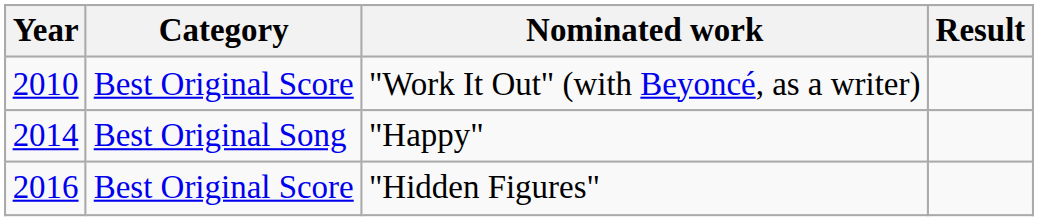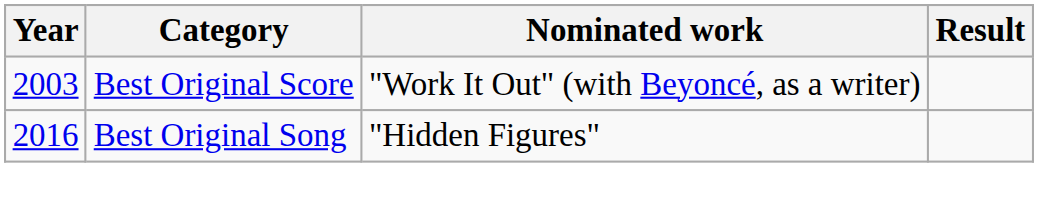(46, 82) 2010 -> (46, 82) 2003
- row: (426, 135)
(224, 187) Best Original Score -> (220, 135) Best Original Song
